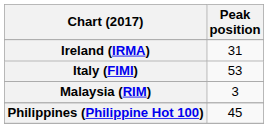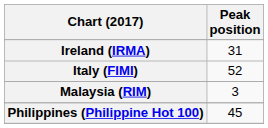(235, 71) 53 -> (235, 71) 52
